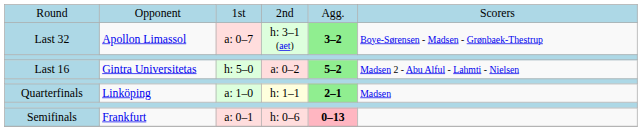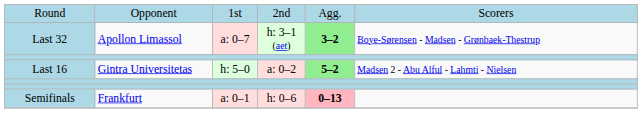- row: (52, 93)
